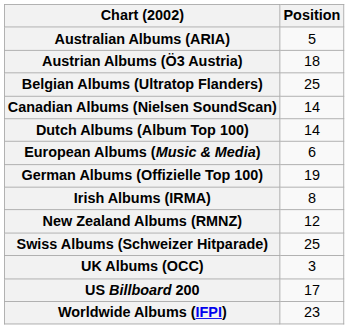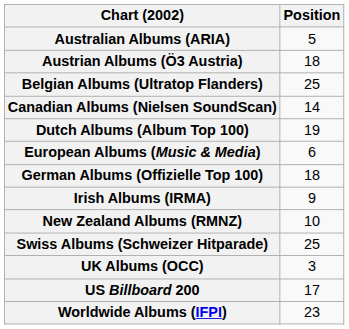(312, 130) 14 -> (312, 130) 19
(312, 175) 19 -> (312, 175) 18
(312, 198) 8 -> (312, 198) 9
(312, 221) 12 -> (312, 221) 10
